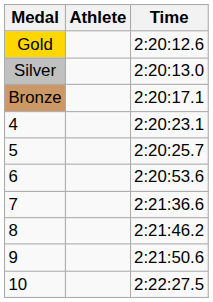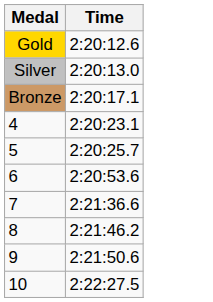- column: (98, 17)
